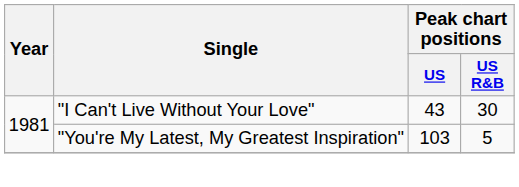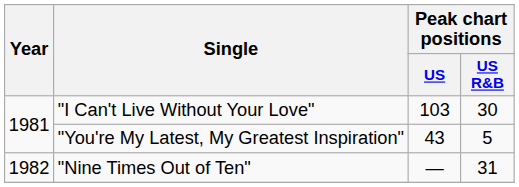(435, 109) 43 -> (435, 109) 103
(435, 138) 103 -> (435, 138) 43
+ row: (154, 167)
